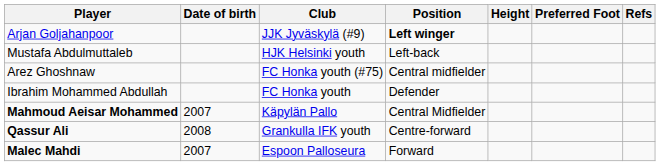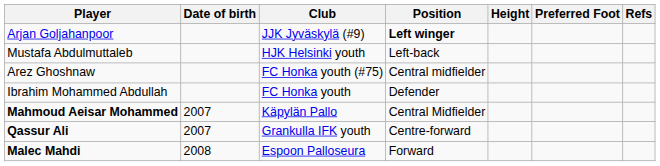(197, 131) 2008 -> (197, 131) 2007
(197, 151) 2007 -> (197, 151) 2008
